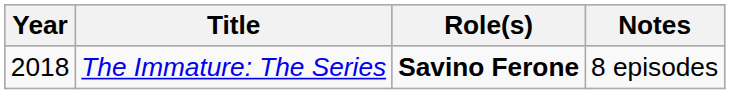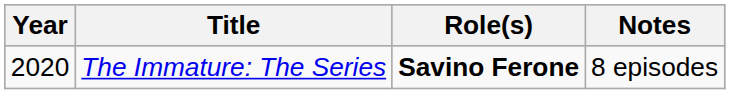(40, 66) 2018 -> (40, 66) 2020
